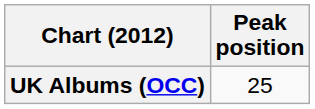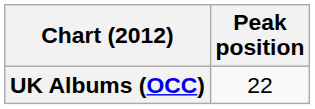(260, 84) 25 -> (260, 84) 22
